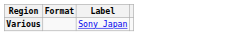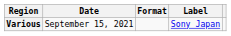+ column: (89, 11)
